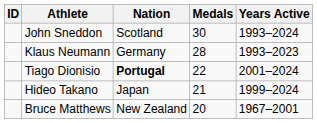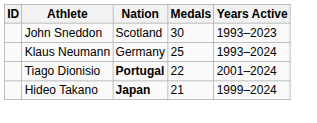(269, 33) 1993–2024 -> (247, 33) 1993–2023
(199, 52) 28 -> (177, 52) 25
(269, 52) 1993–2023 -> (247, 52) 1993–2024
(133, 90) normal -> (133, 90) bold
- row: (68, 109)
